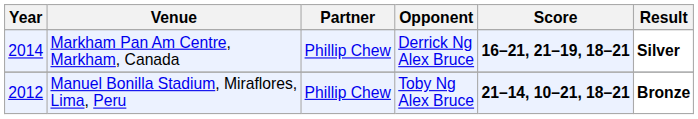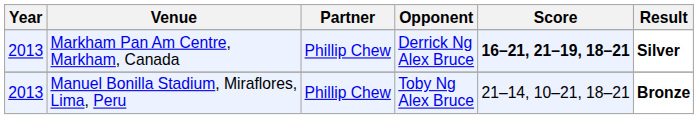(26, 51) 2014 -> (26, 51) 2013
(26, 93) 2012 -> (26, 93) 2013
(556, 93) bold -> (556, 93) normal
